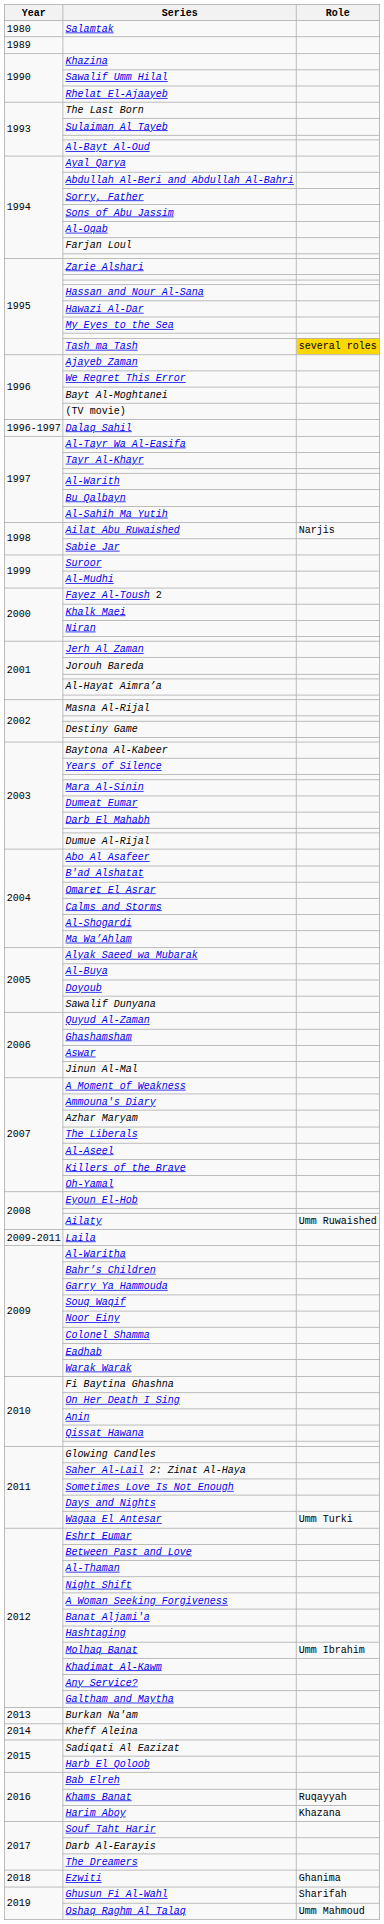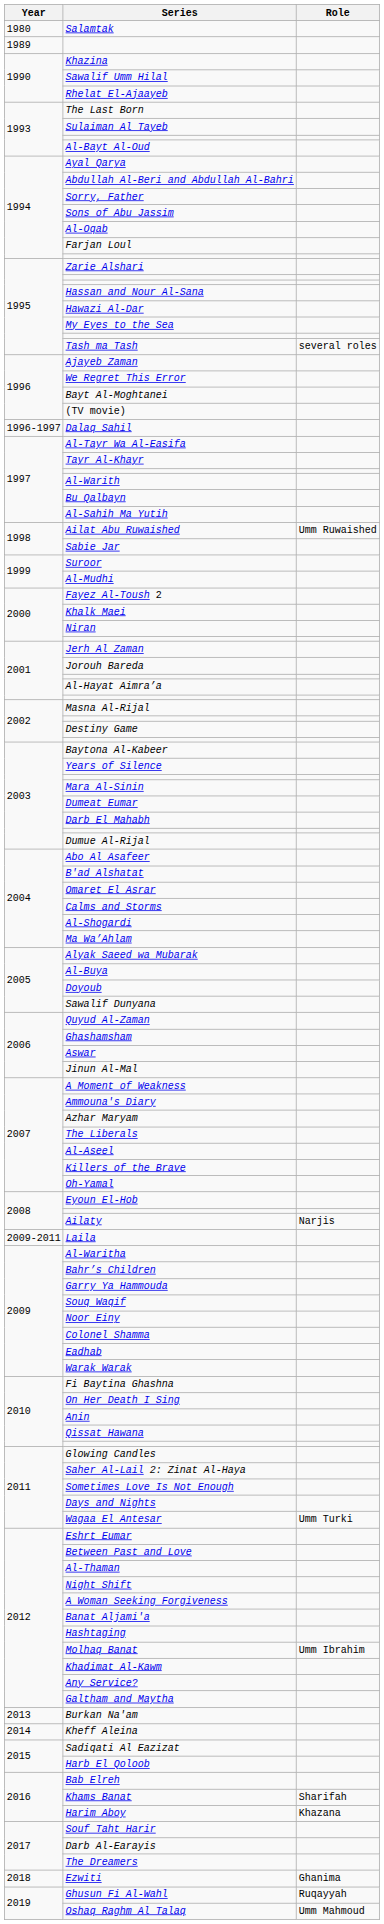(338, 346) gold background -> (338, 346) no background
(317, 531) Narjis -> (338, 531) Umm Ruwaished
(338, 1221) Umm Ruwaished -> (317, 1221) Narjis
(323, 1797) Ruqayyah -> (323, 1797) Sharifah
(323, 1895) Sharifah -> (323, 1895) Ruqayyah
